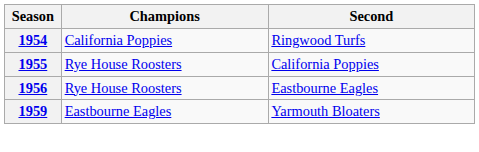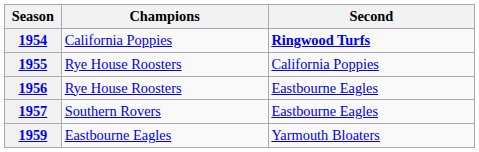(318, 40) normal -> (321, 40) bold
+ row: (33, 111)
